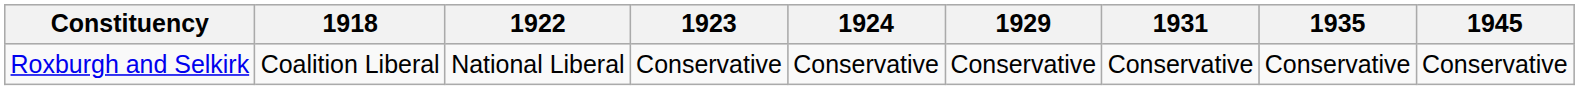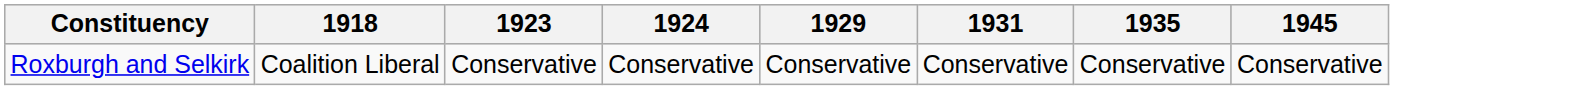- column: (538, 24)
